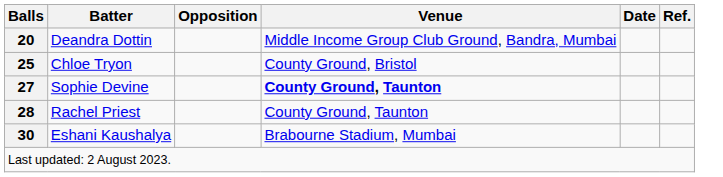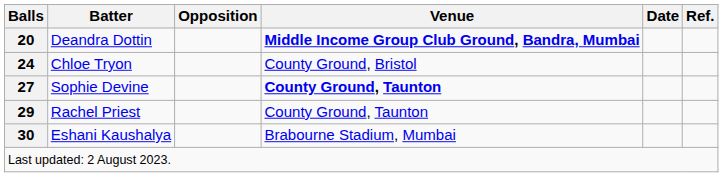(440, 40) normal -> (452, 40) bold
(26, 64) 25 -> (26, 64) 24
(26, 111) 28 -> (26, 111) 29
